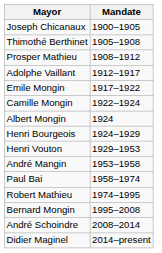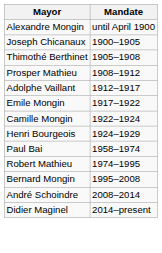+ row: (45, 27)
- row: (36, 118)
- row: (34, 149)
- row: (36, 164)
